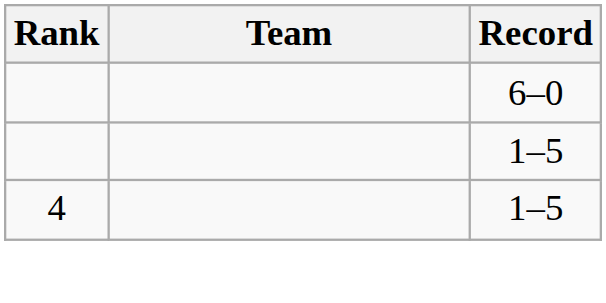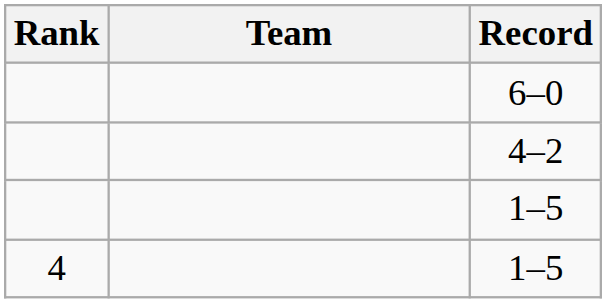+ row: (57, 151)
